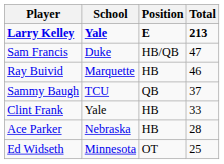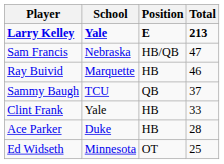(98, 52) Duke -> (108, 52) Nebraska
(108, 129) Nebraska -> (98, 129) Duke
